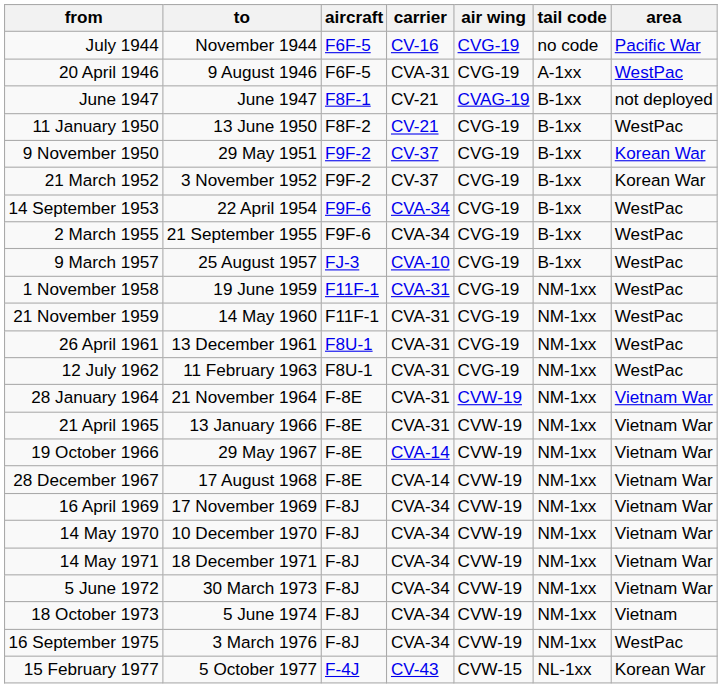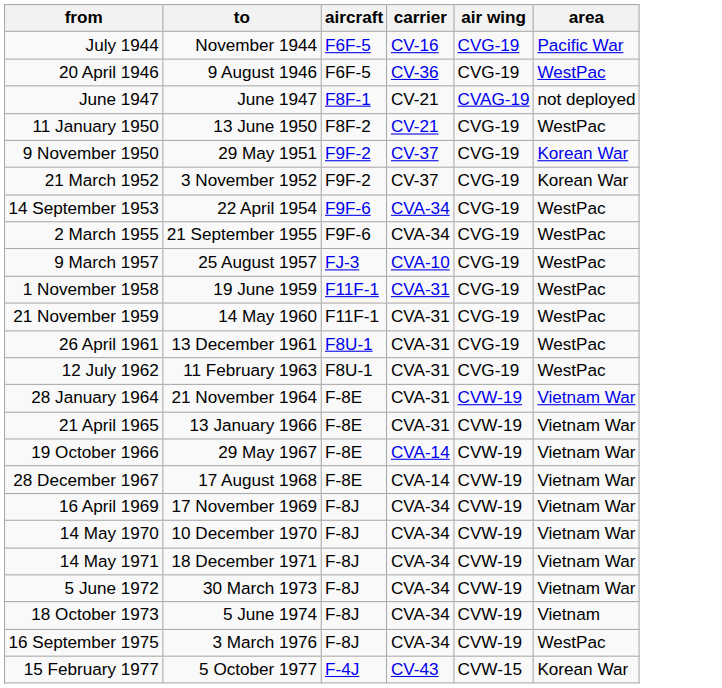- column: (572, 18)
(420, 72) CVA-31 -> (415, 72) CV-36
